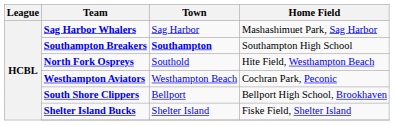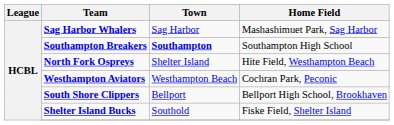(170, 62) Southold -> (180, 62) Shelter Island
(180, 111) Shelter Island -> (170, 111) Southold
